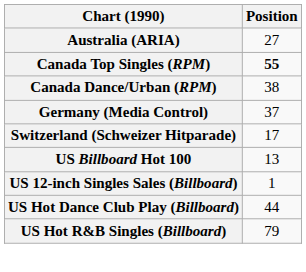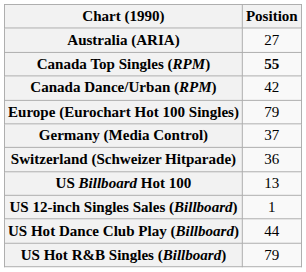(272, 87) 38 -> (272, 87) 42
+ row: (123, 111)
(272, 135) 17 -> (272, 159) 36
